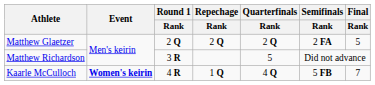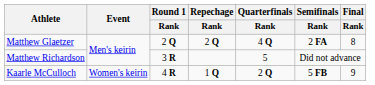(270, 42) 2 Q -> (265, 42) 4 Q
(358, 42) 5 -> (353, 42) 8
(121, 73) bold -> (118, 73) normal
(270, 73) 4 Q -> (265, 73) 2 Q
(358, 73) 7 -> (353, 73) 9
